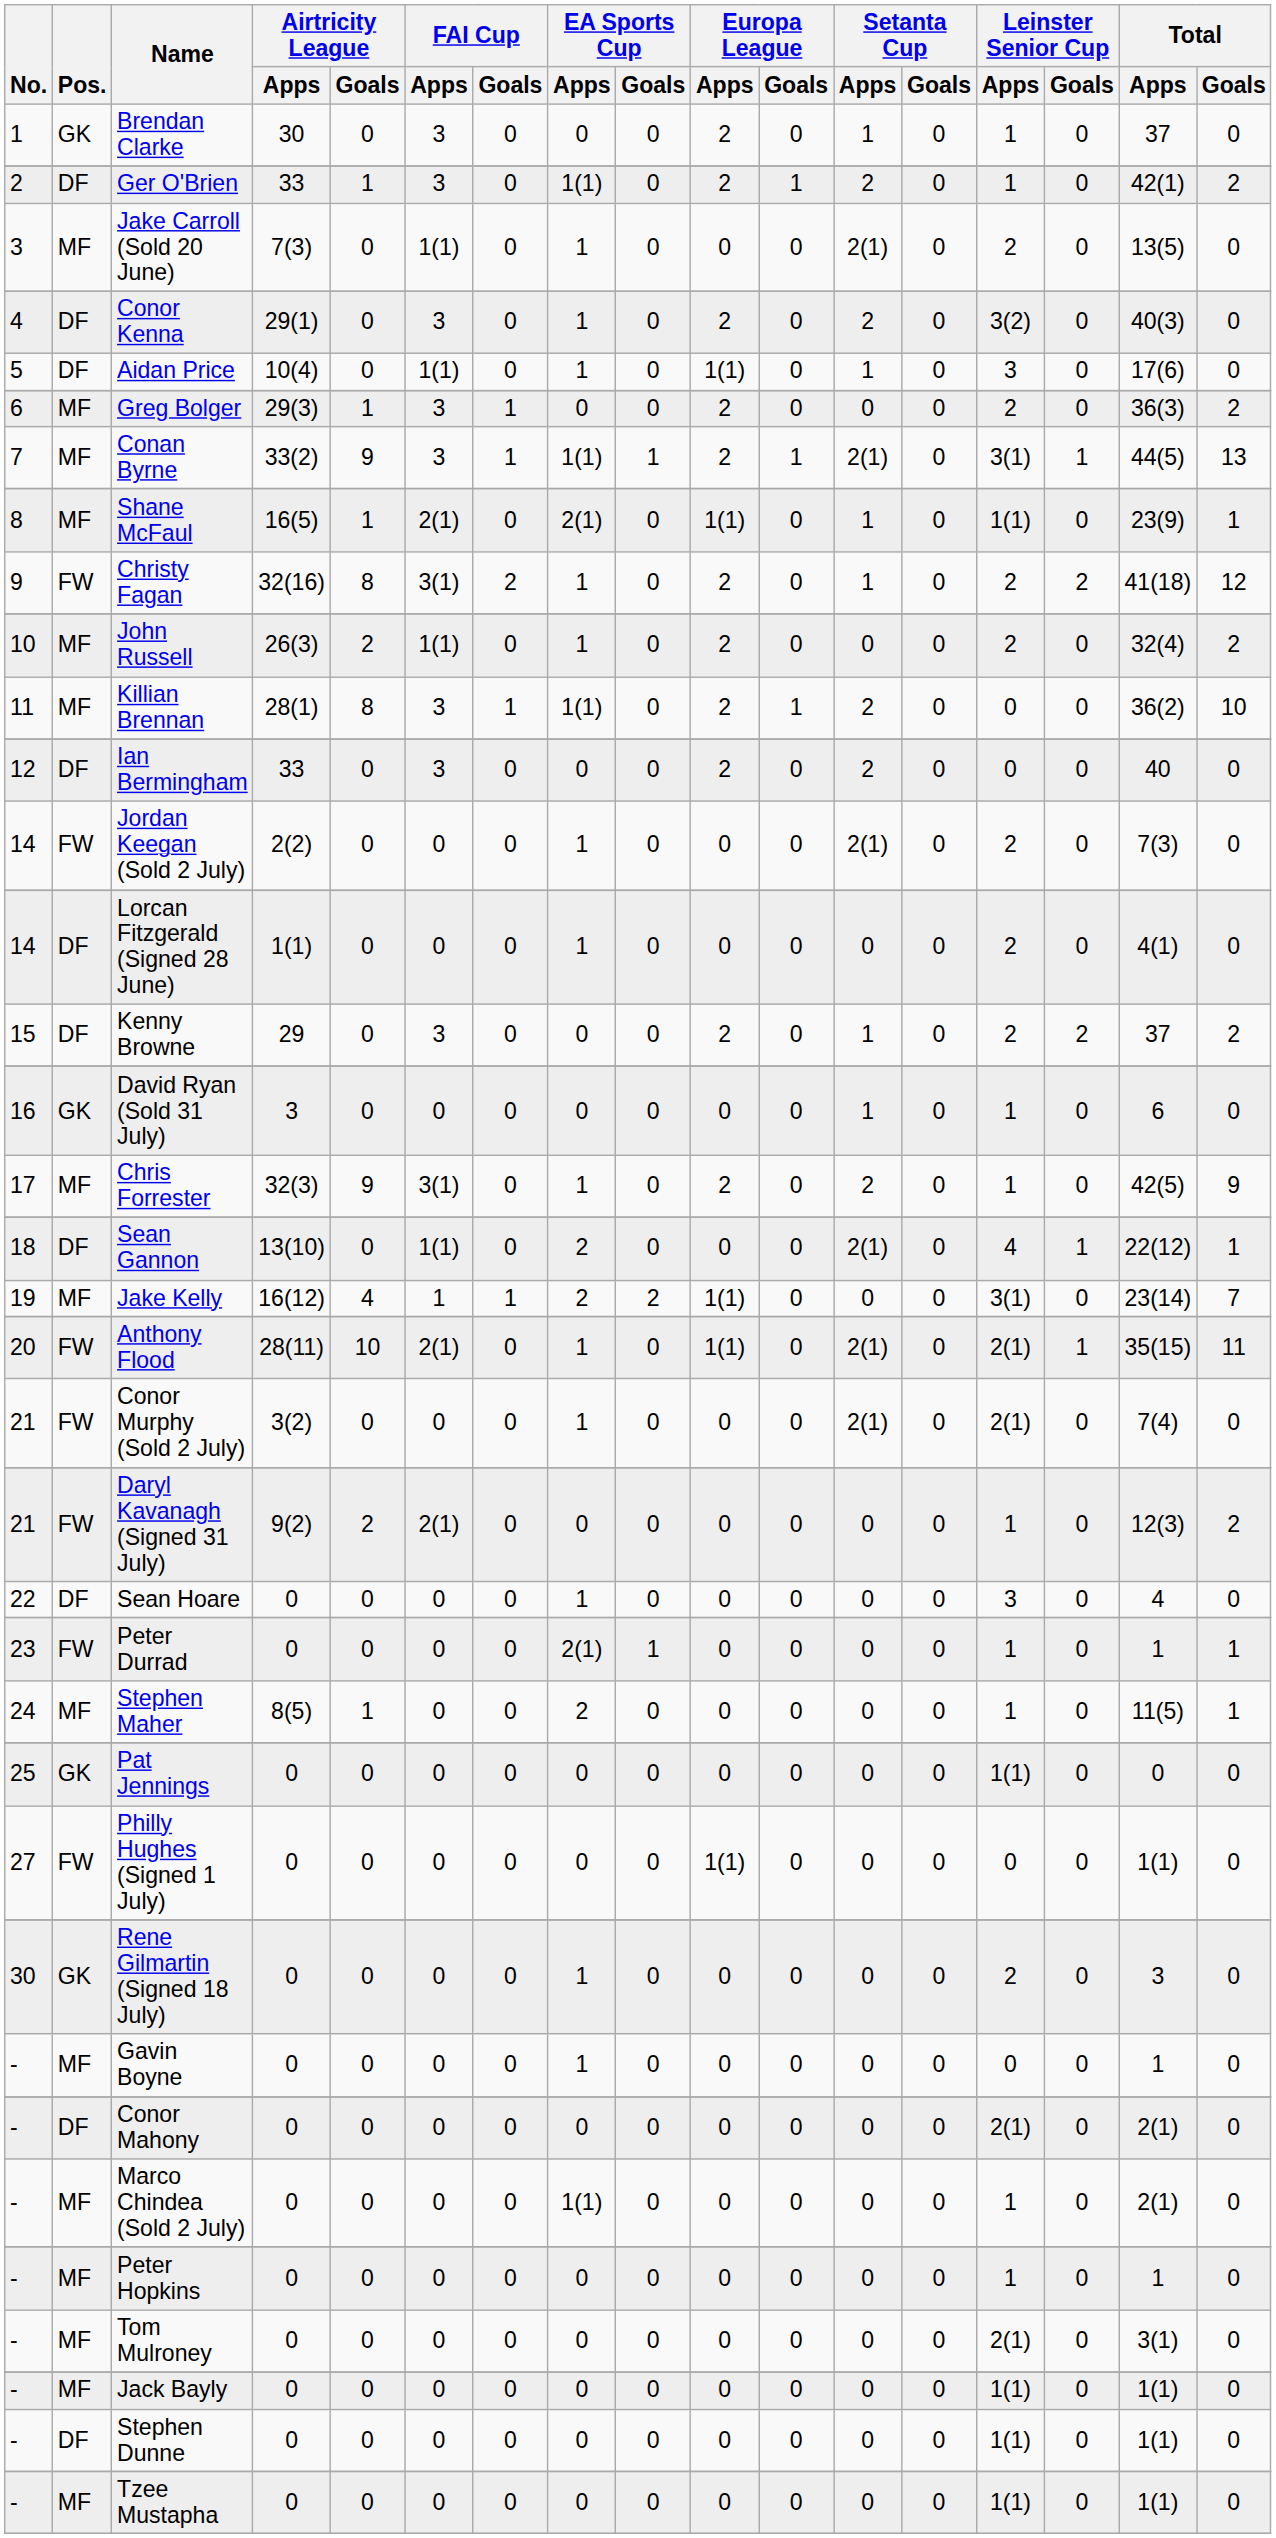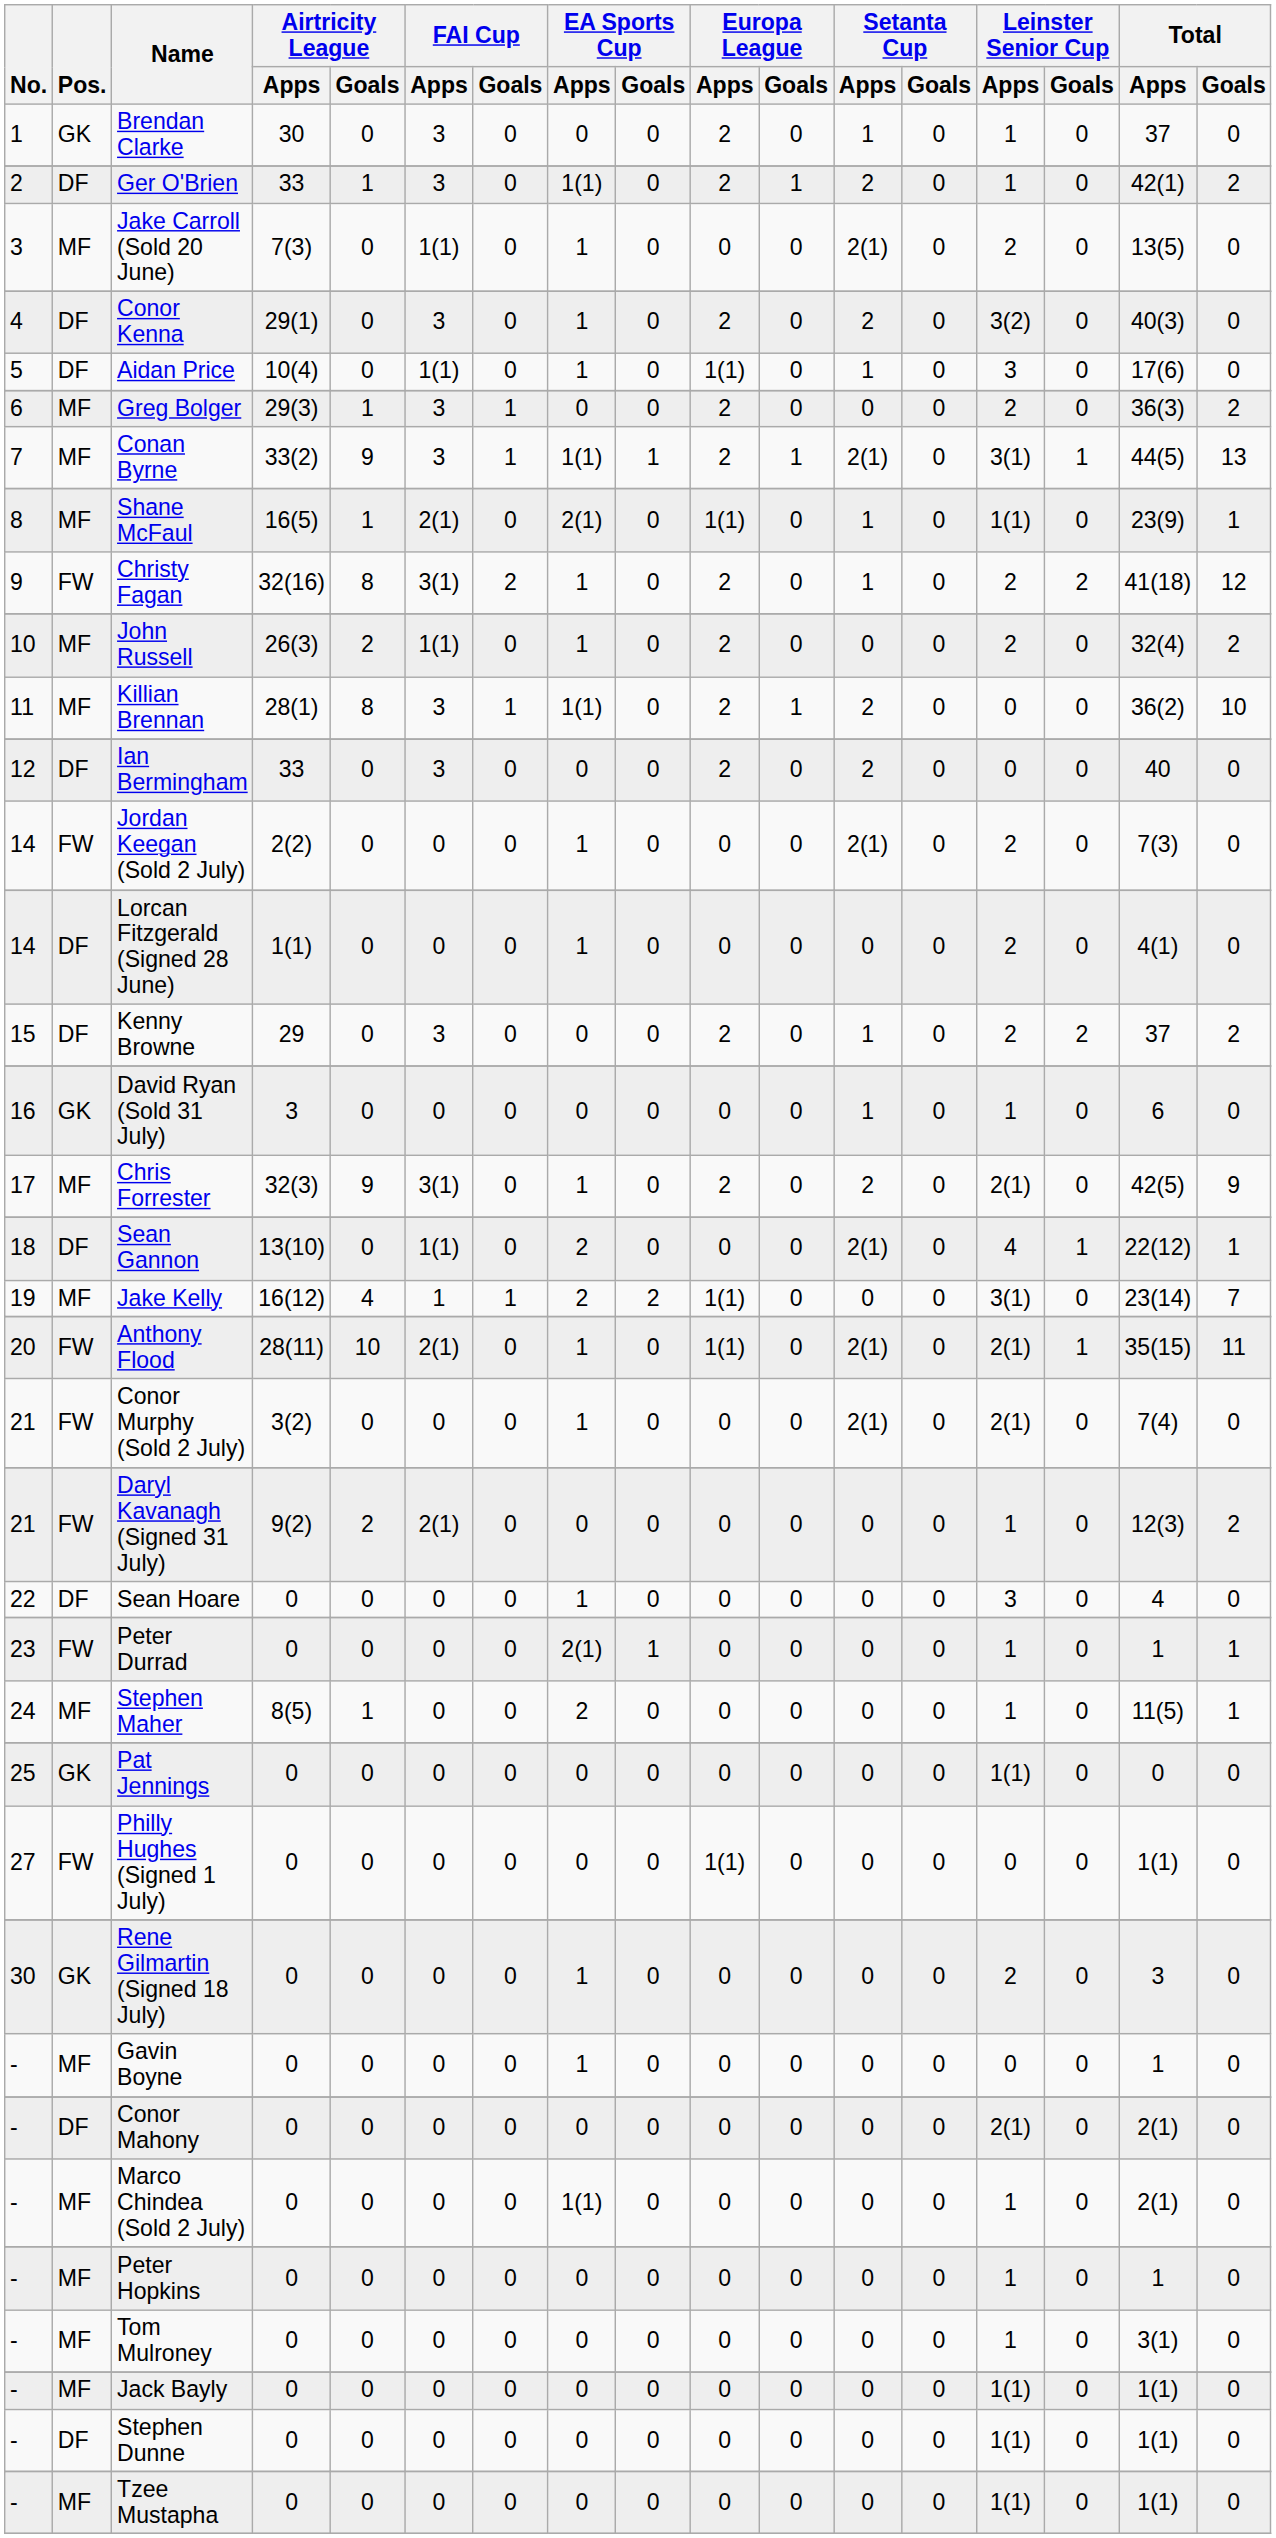(1010, 1185) 1 -> (1010, 1185) 2(1)
(1010, 2340) 2(1) -> (1010, 2340) 1
